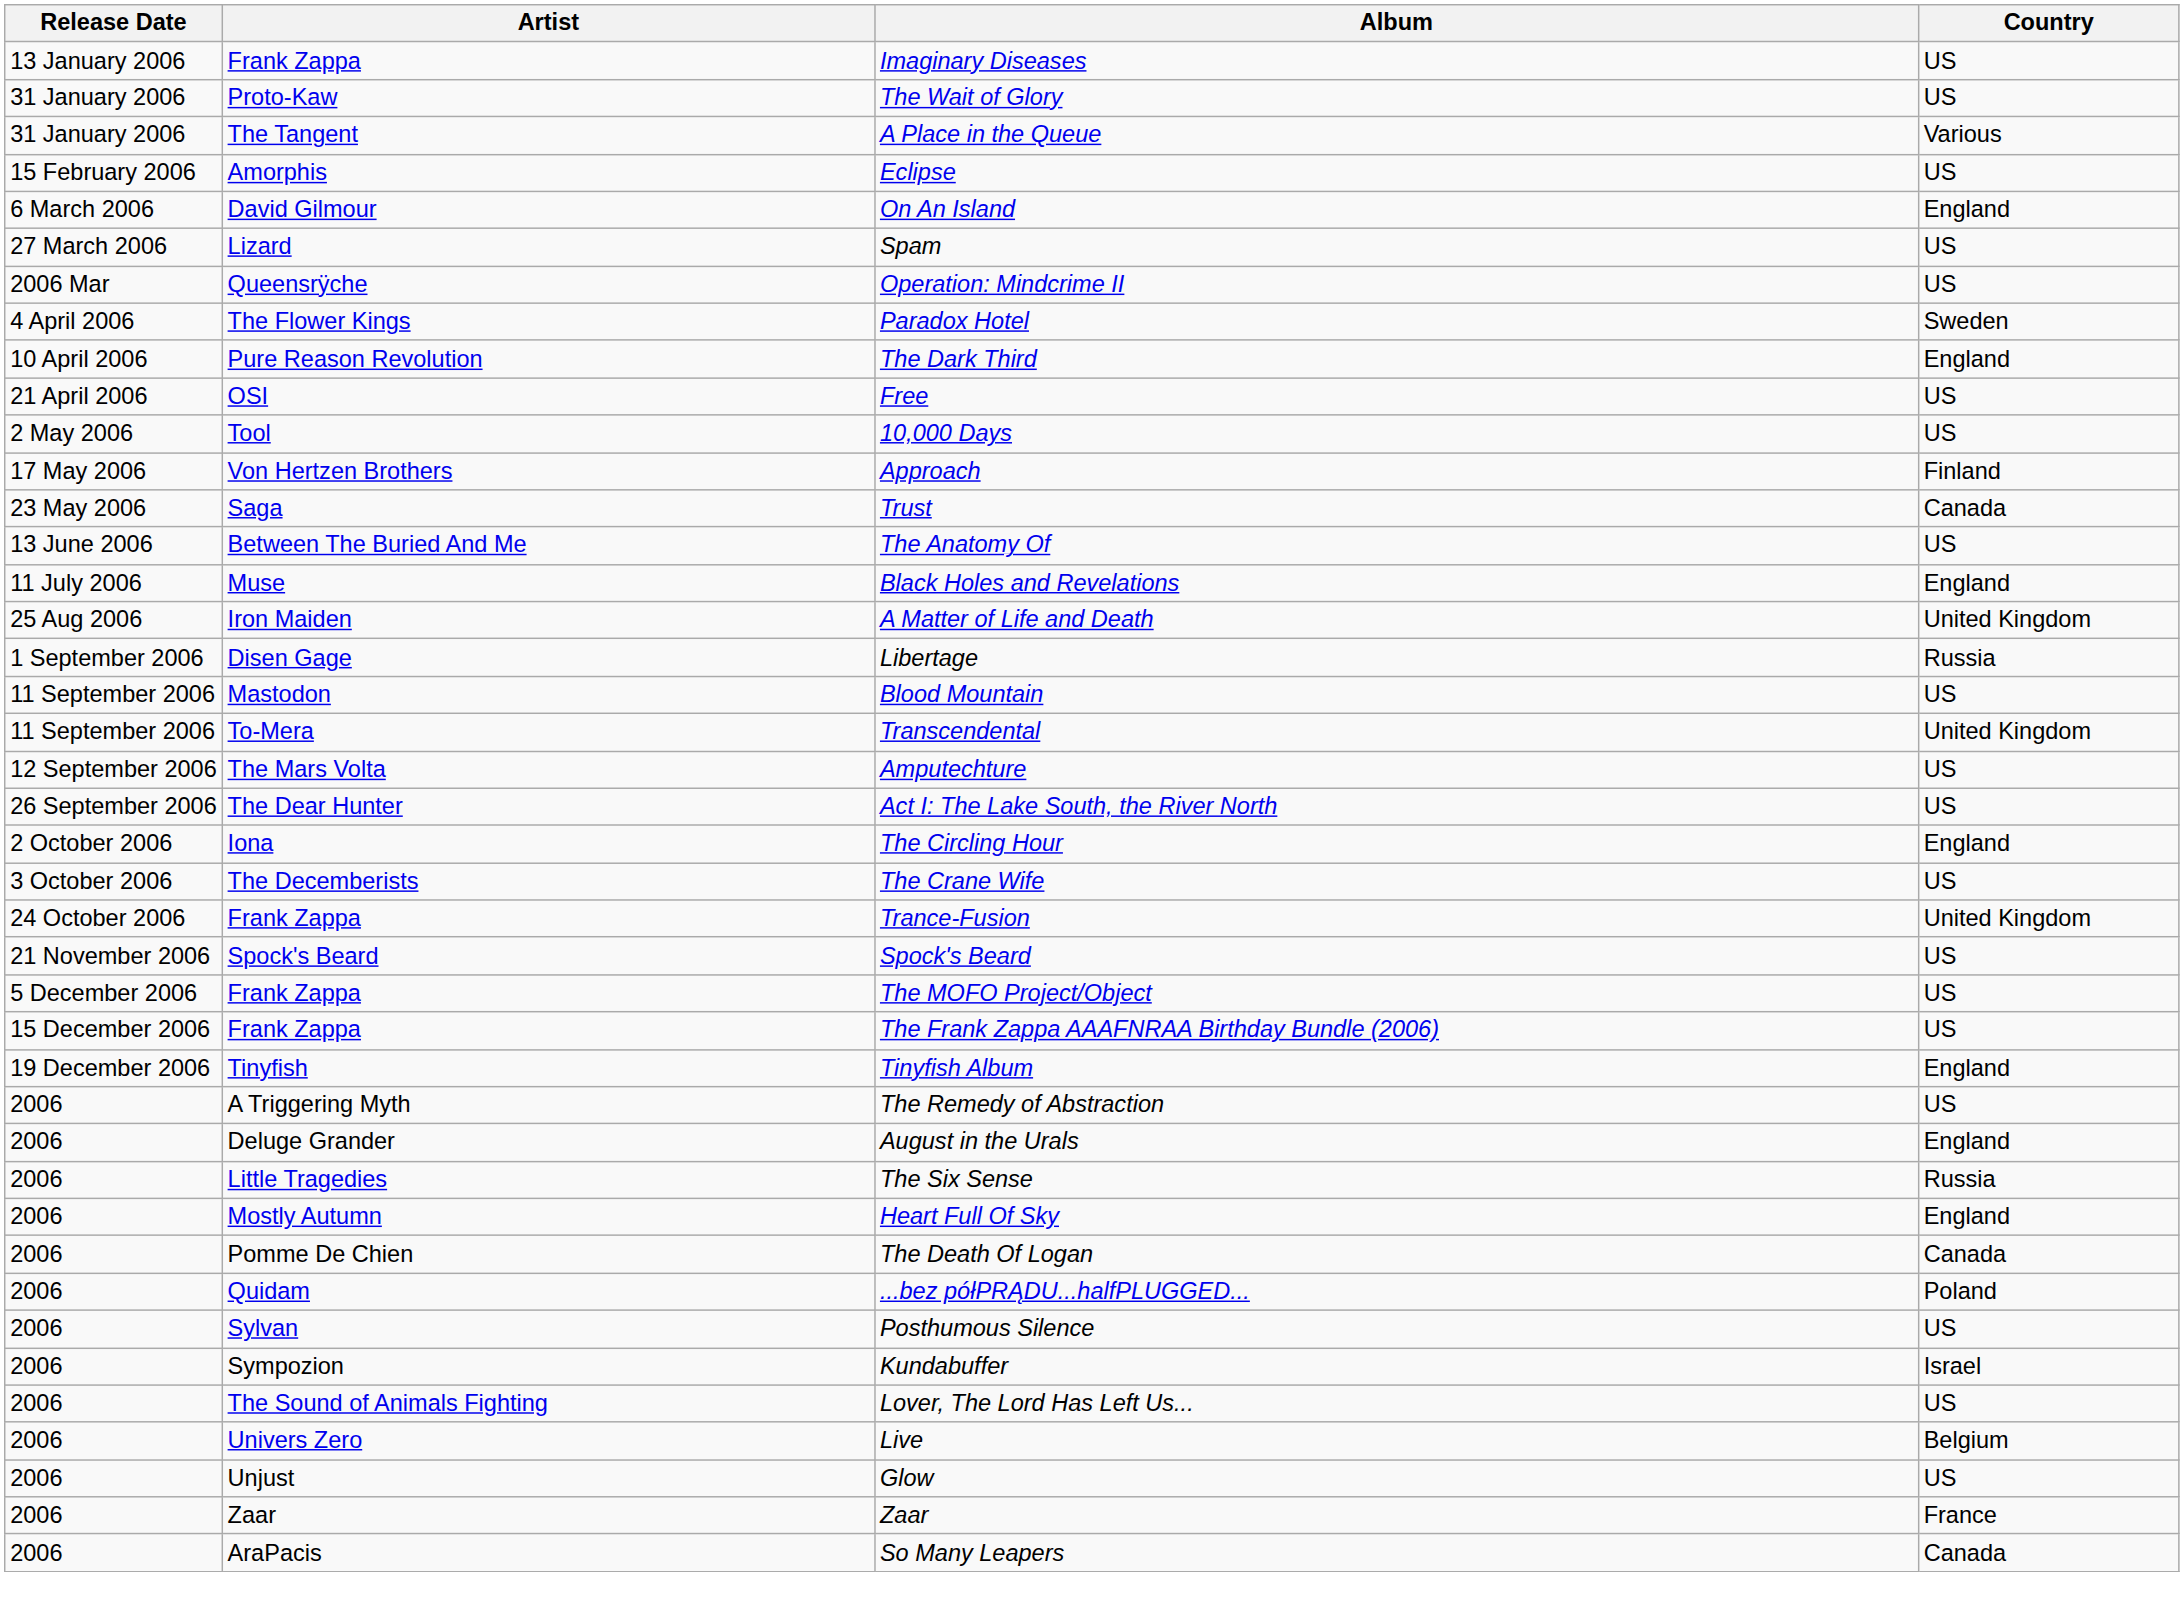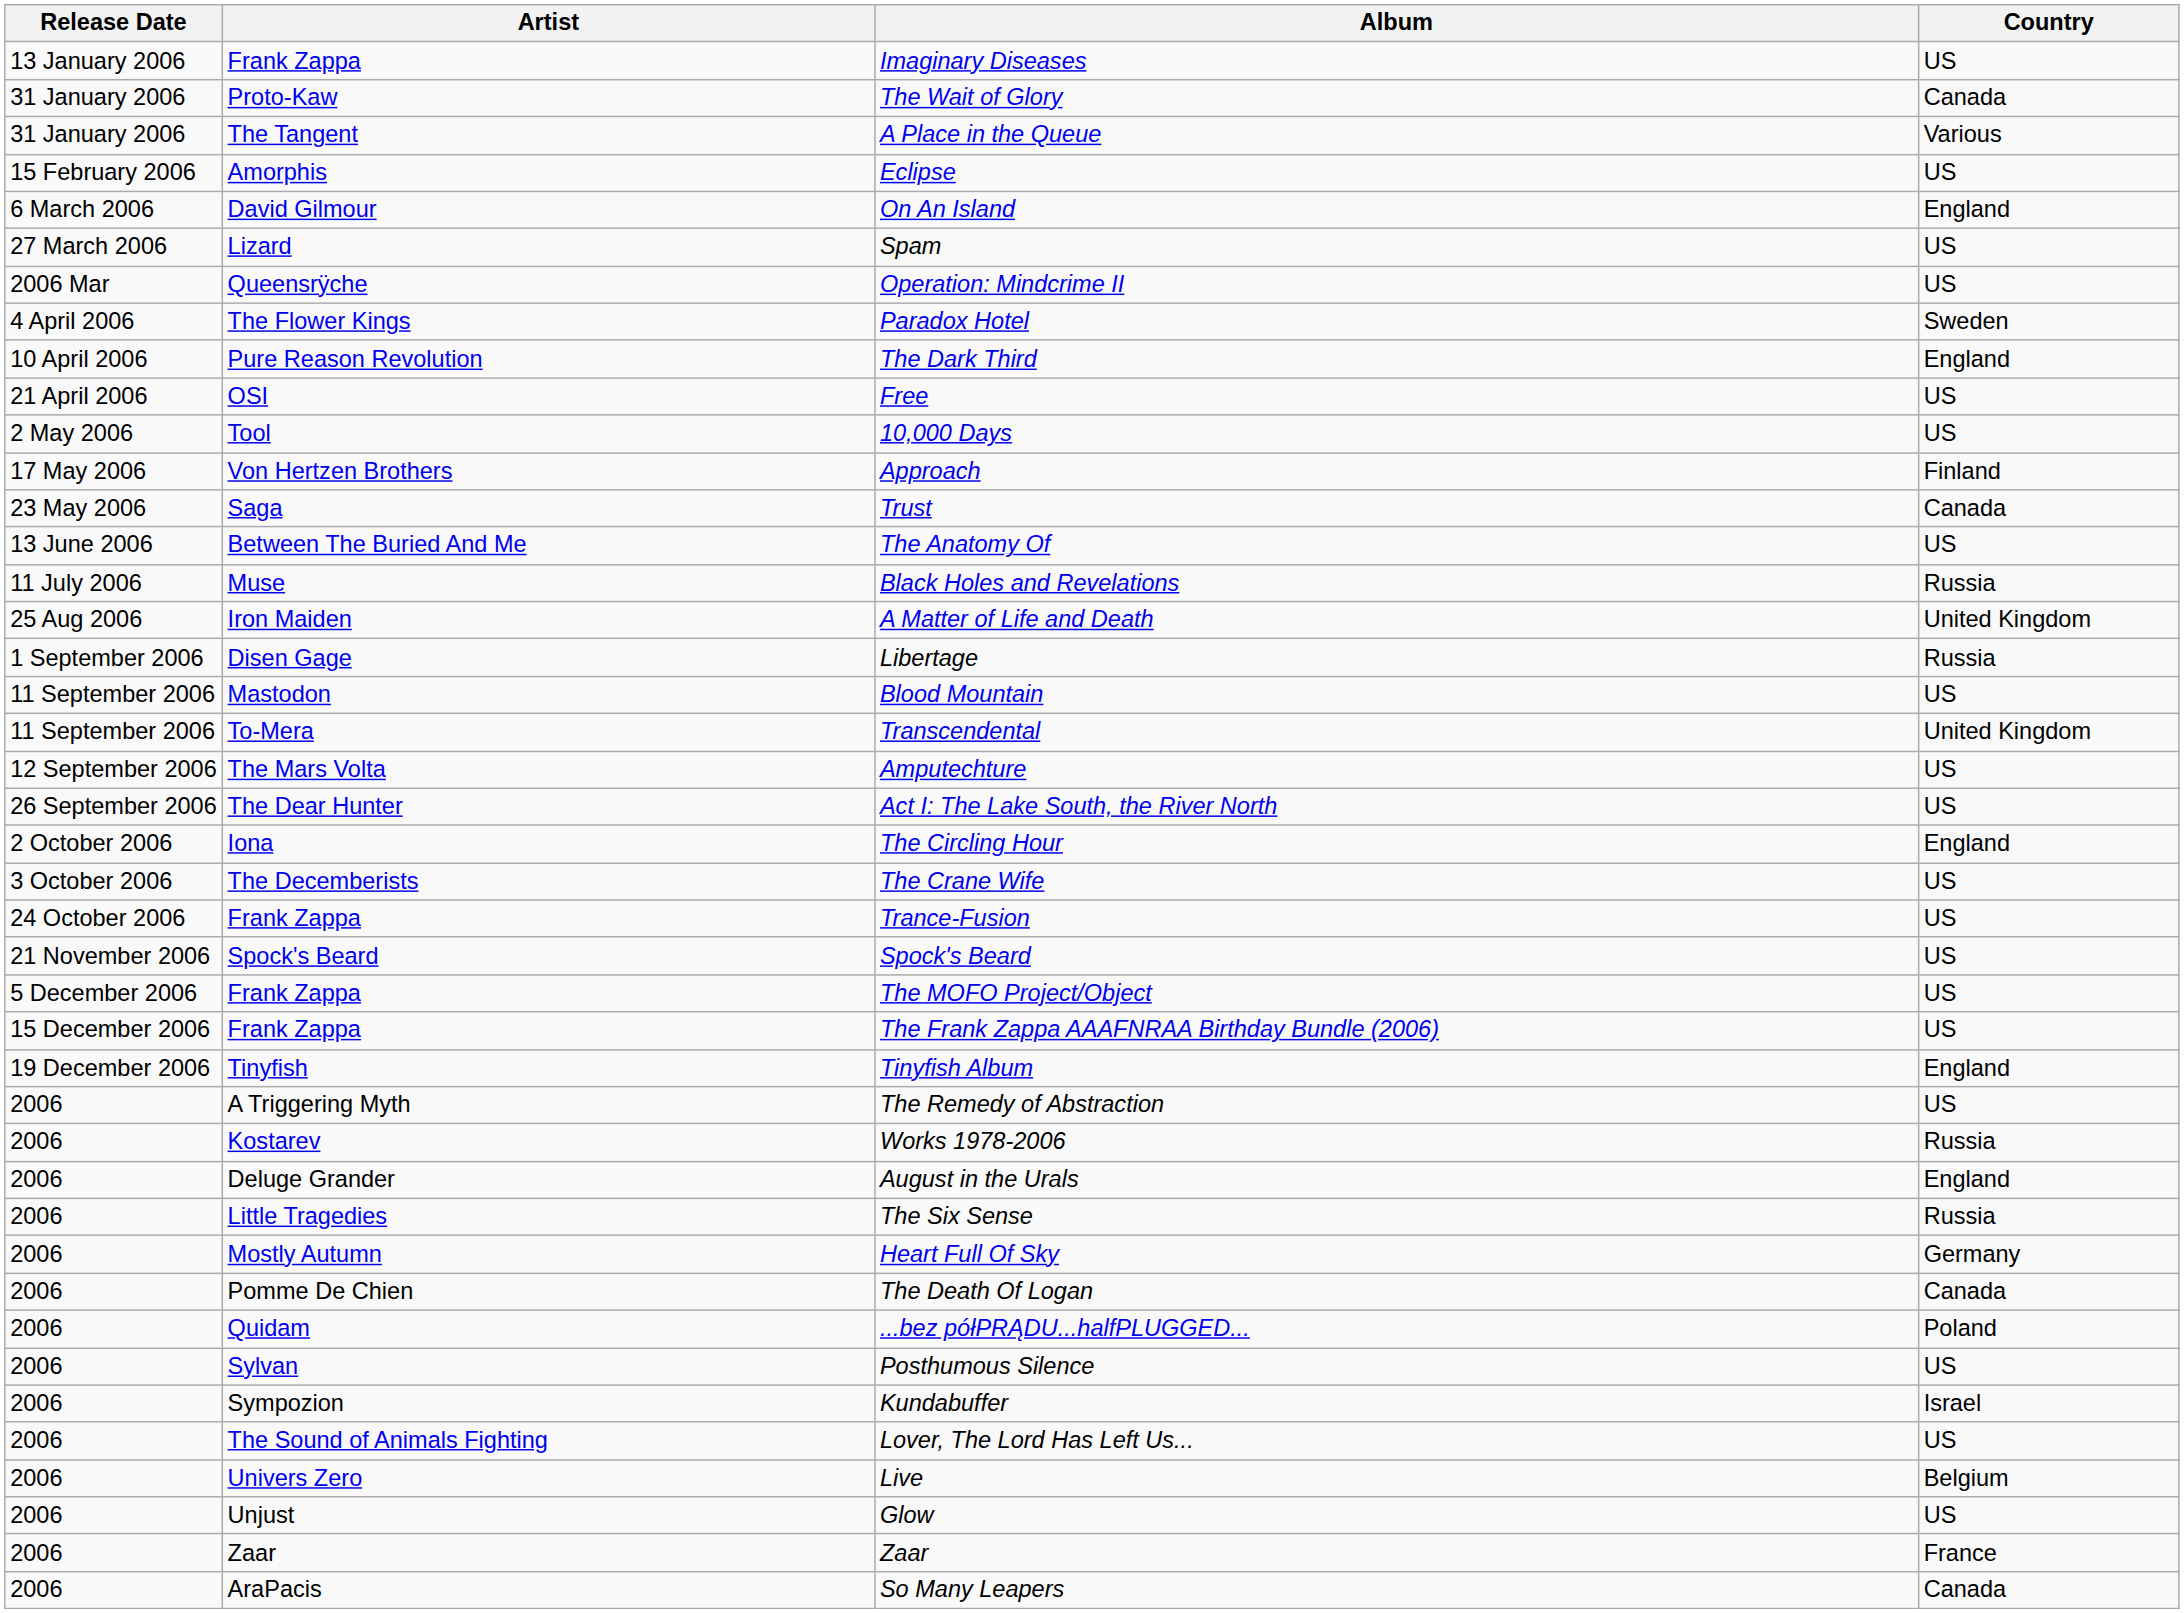(1940, 97) US -> (1965, 97) Canada
(1967, 582) England -> (1960, 582) Russia
(2007, 918) United Kingdom -> (1940, 918) US
+ row: (973, 1142)
(1967, 1216) England -> (1972, 1254) Germany
